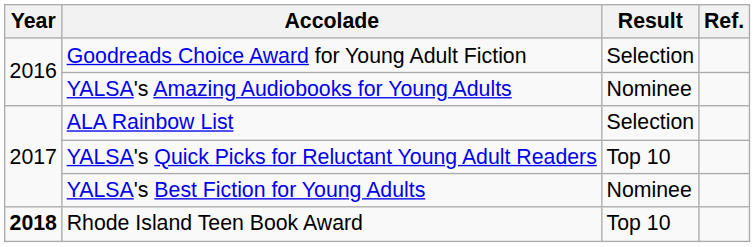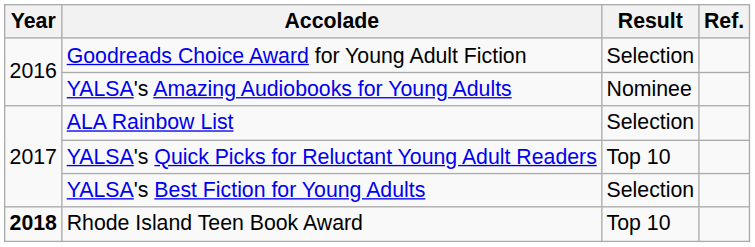(649, 190) Nominee -> (650, 190) Selection
